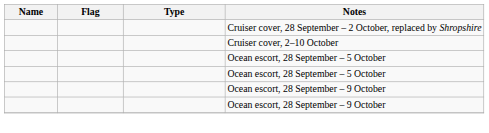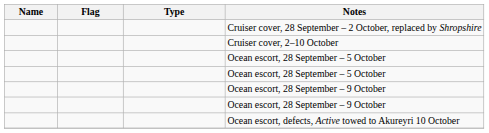+ row: (31, 120)
